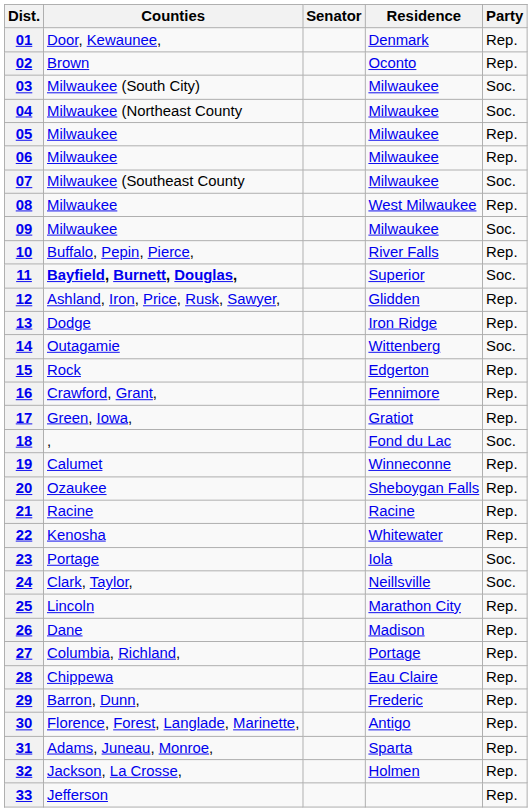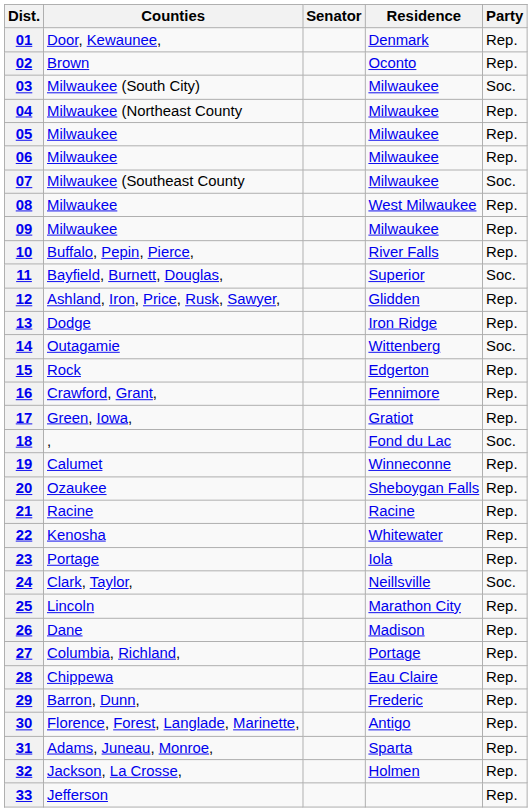(501, 110) Soc. -> (502, 110) Rep.
(501, 228) Soc. -> (502, 228) Rep.
(142, 275) bold -> (135, 275) normal
(501, 559) Soc. -> (502, 559) Rep.
